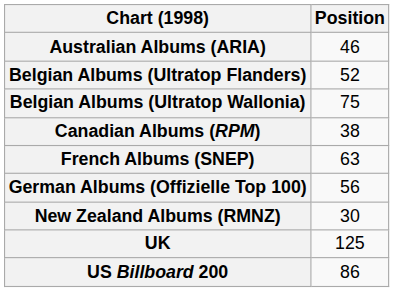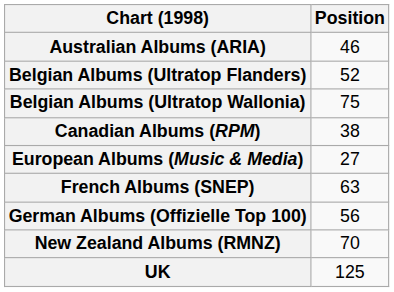+ row: (158, 159)
(350, 215) 30 -> (350, 243) 70
- row: (158, 272)
